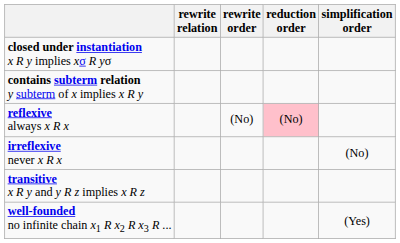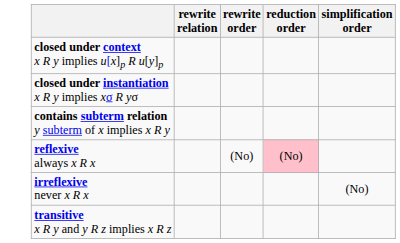+ row: (99, 55)
- row: (90, 220)
